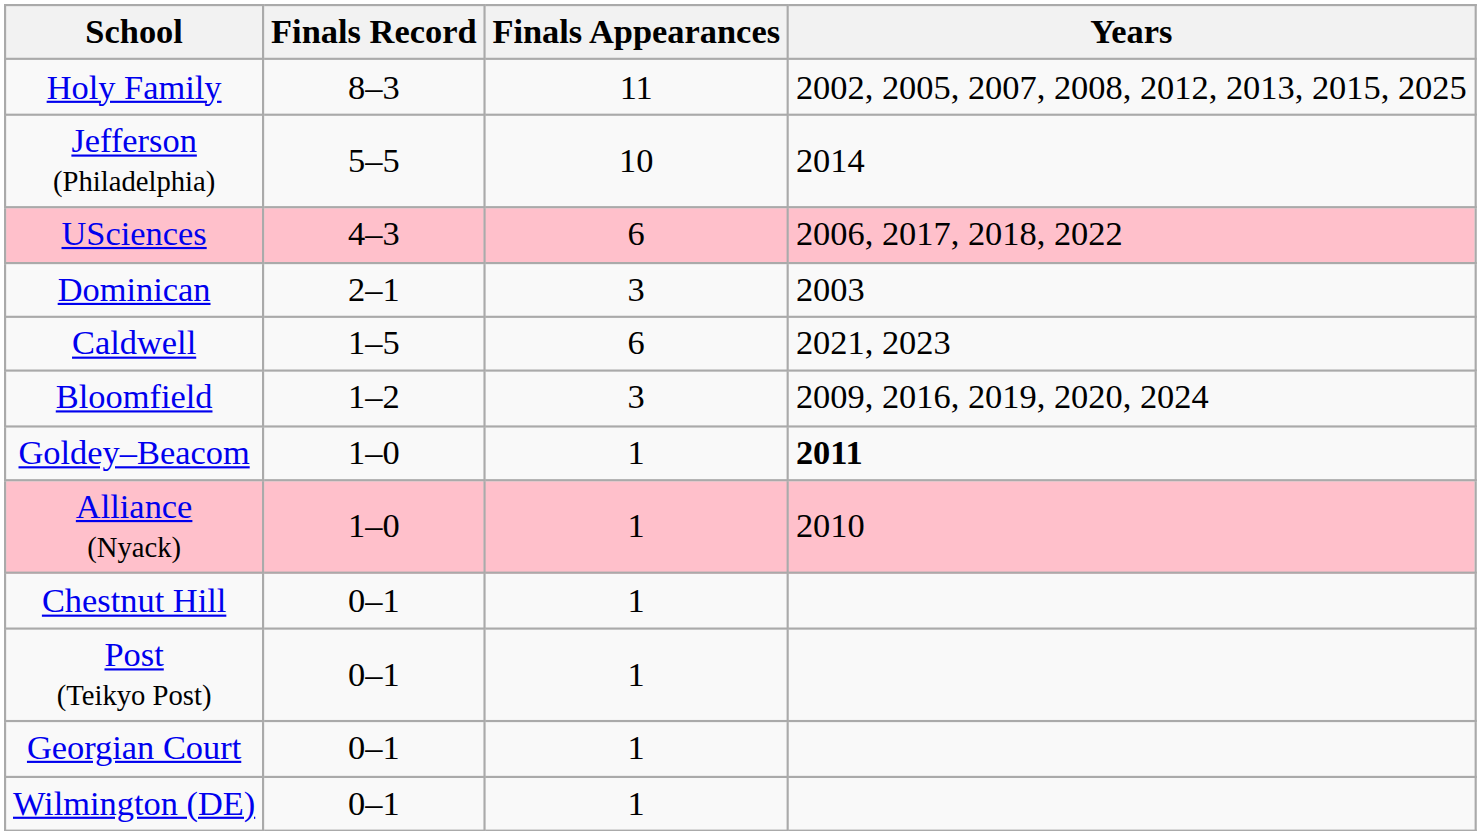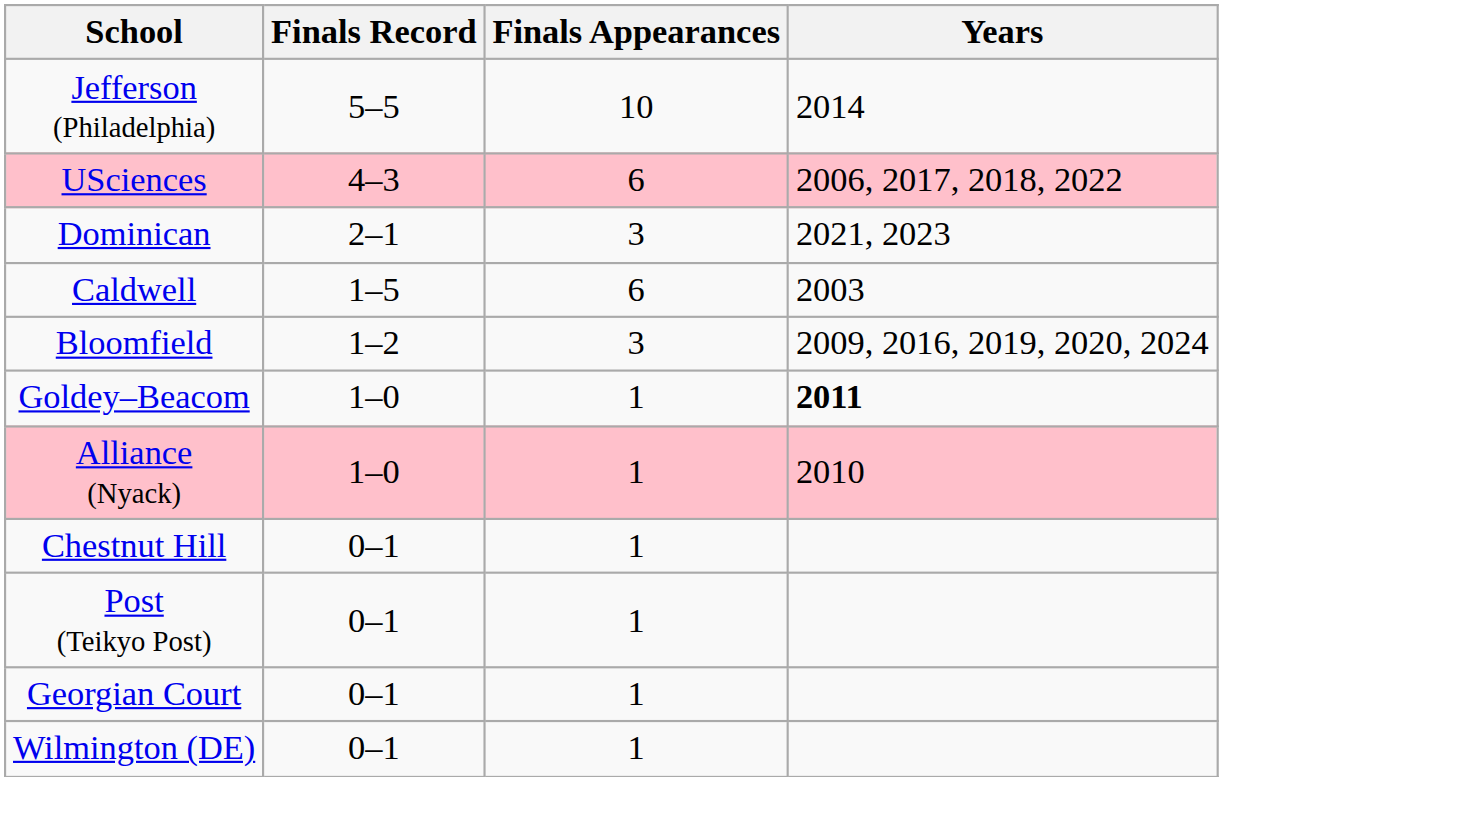- row: (134, 86)
(830, 288) 2003 -> (873, 234) 2021, 2023
(873, 343) 2021, 2023 -> (830, 288) 2003
